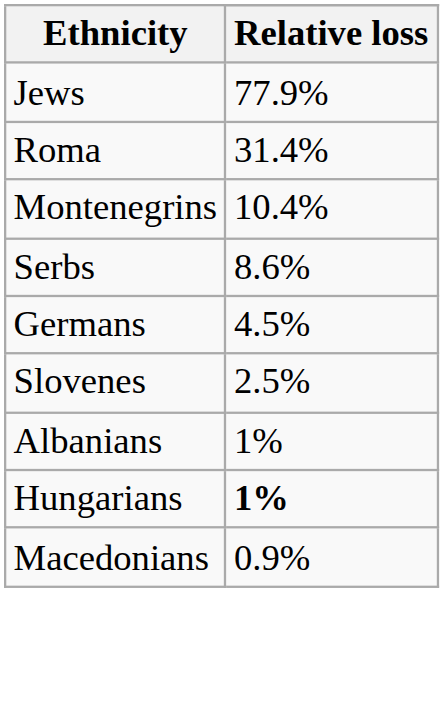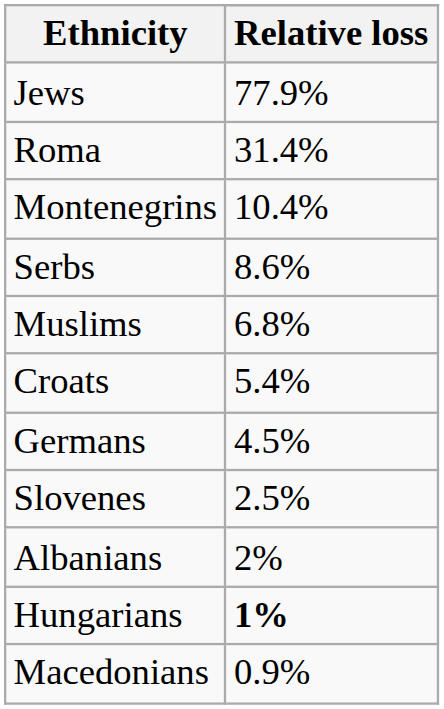+ row: (78, 324)
+ row: (61, 382)
(258, 440) 1% -> (258, 556) 2%
